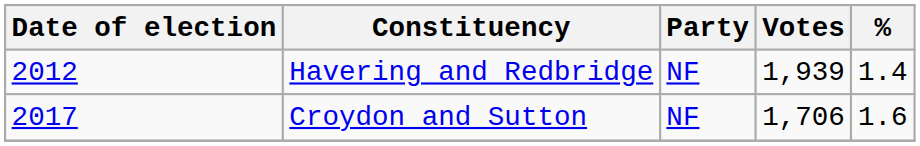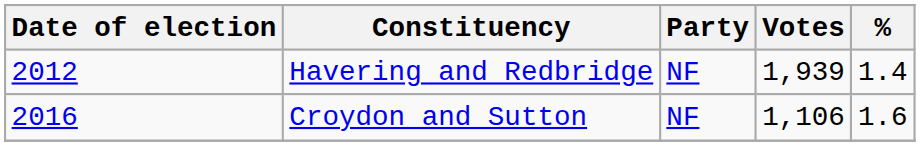(45, 117) 2017 -> (45, 117) 2016
(804, 117) 1,706 -> (804, 117) 1,106
